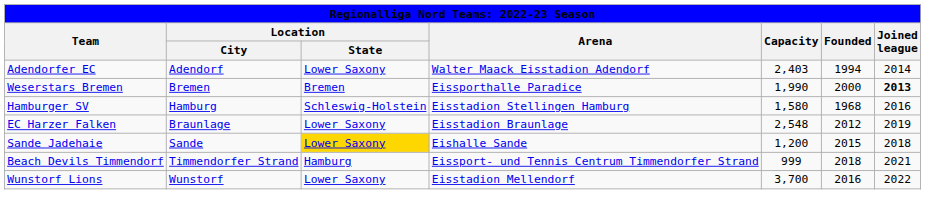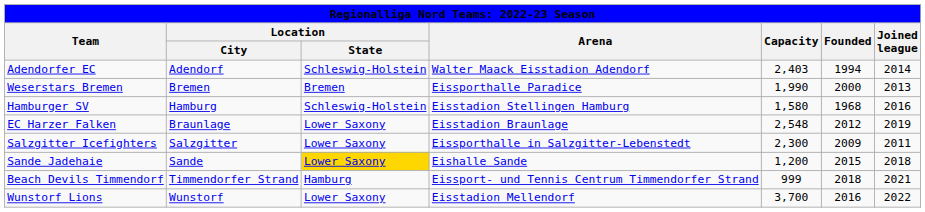(345, 69) Lower Saxony -> (365, 69) Schleswig-Holstein
(897, 87) bold -> (897, 87) normal
+ row: (82, 143)
